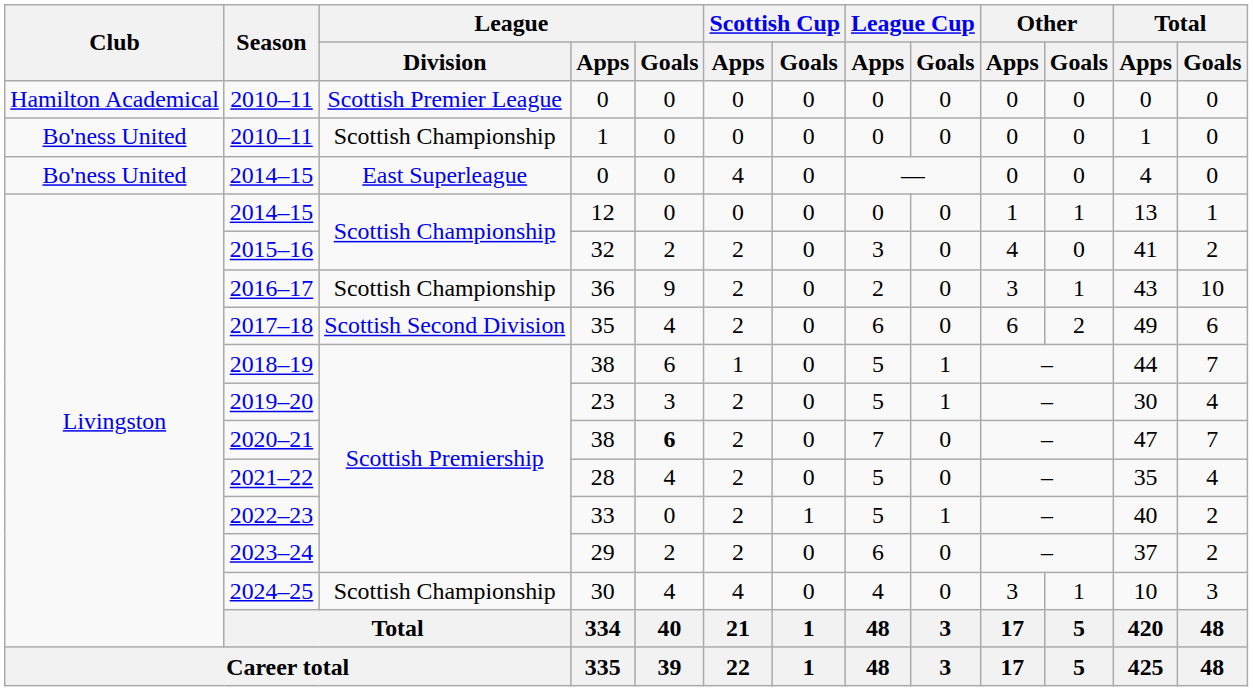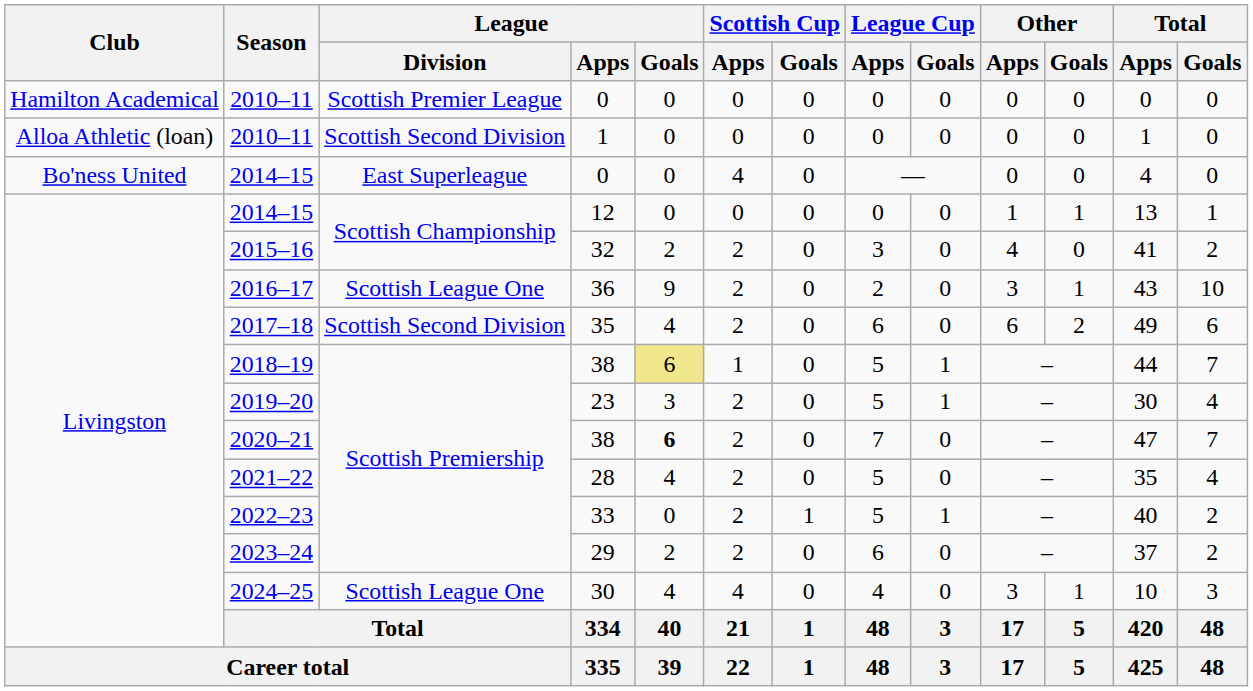(114, 136) Bo'ness United -> (114, 136) Alloa Athletic (loan)
(445, 136) Scottish Championship -> (445, 136) Scottish Second Division
(445, 288) Scottish Championship -> (445, 288) Scottish League One
(669, 363) no background -> (669, 363) khaki background
(445, 590) Scottish Championship -> (445, 590) Scottish League One
